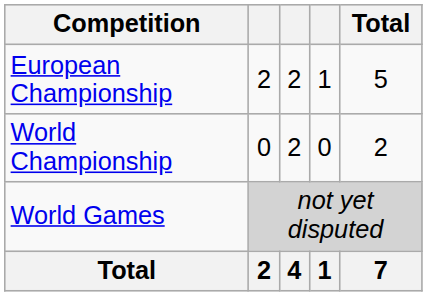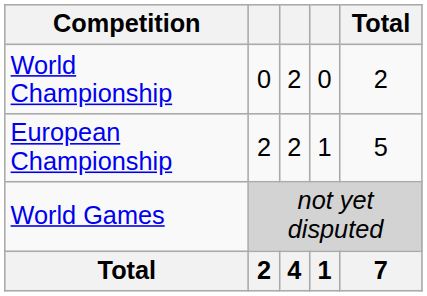rows swapped: (91, 147) <-> (91, 78)
